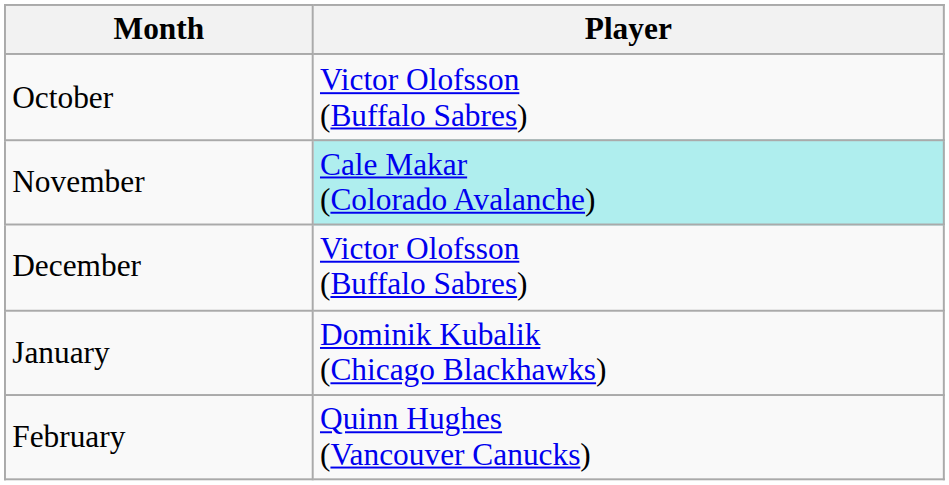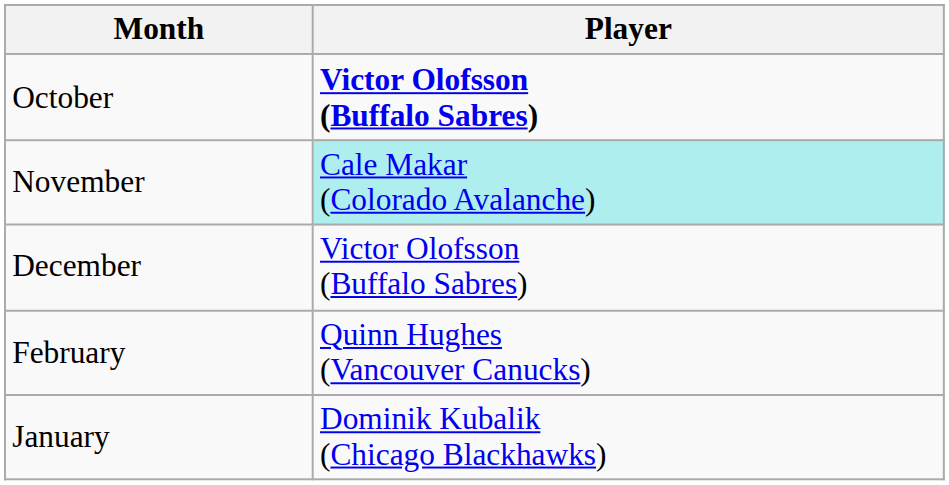(424, 96) normal -> (429, 96) bold
rows swapped: (61, 351) <-> (69, 436)
